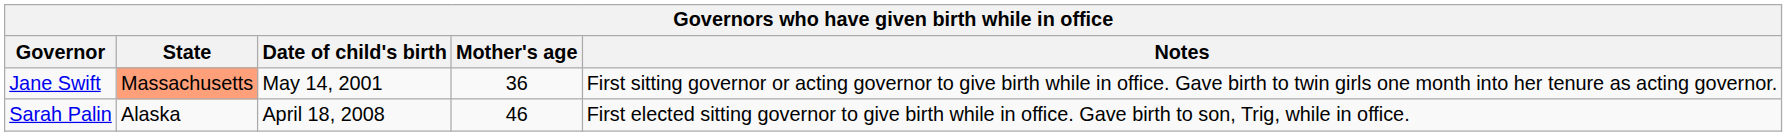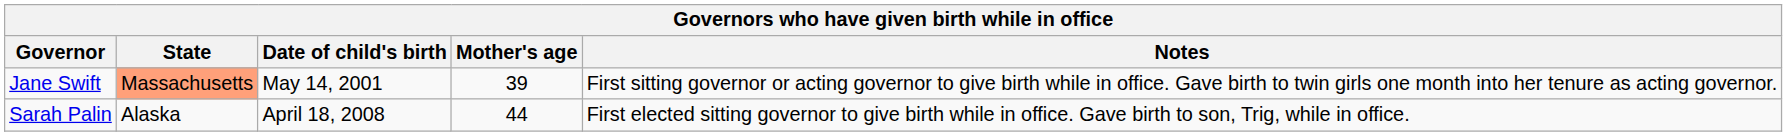(517, 83) 36 -> (517, 83) 39
(517, 114) 46 -> (517, 114) 44
